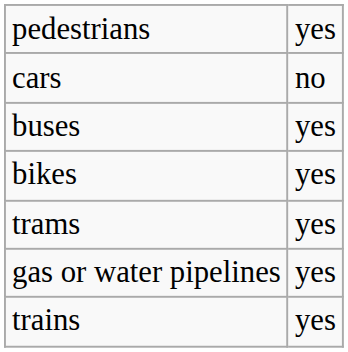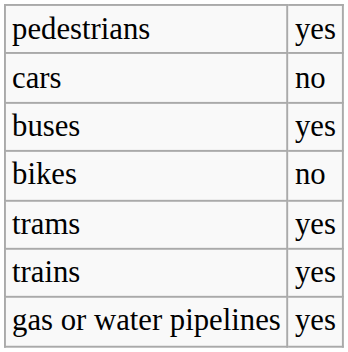(315, 175) yes -> (310, 175) no
rows swapped: (46, 321) <-> (146, 272)
